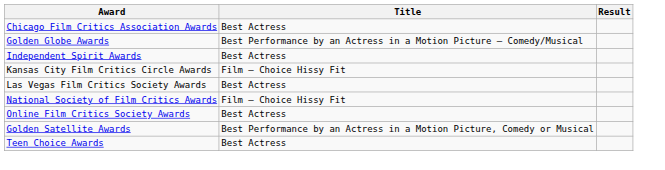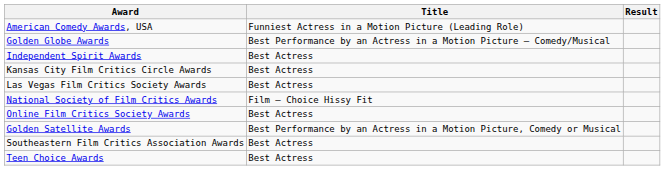+ row: (79, 26)
- row: (112, 26)
(283, 70) Film – Choice Hissy Fit -> (281, 70) Best Actress
+ row: (125, 143)
